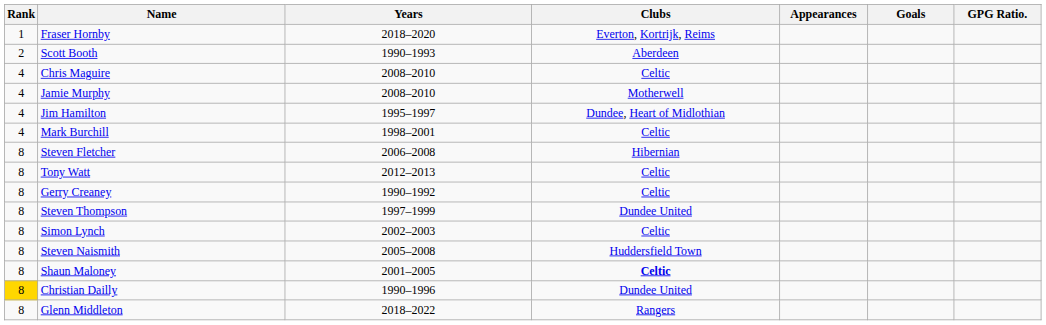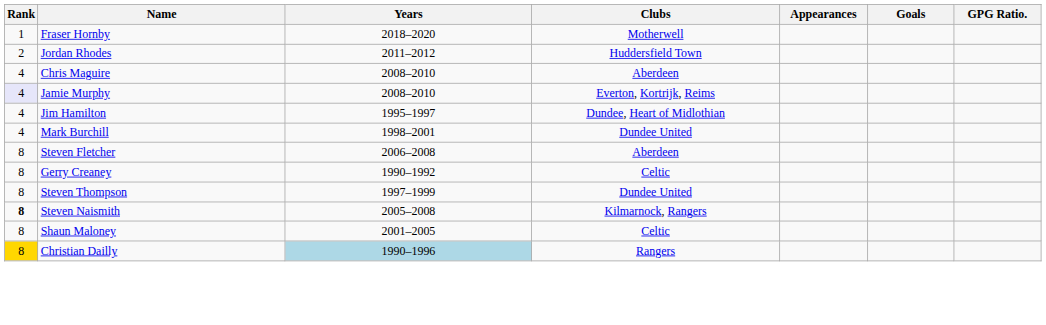(656, 34) Everton, Kortrijk, Reims -> (656, 34) Motherwell
+ row: (76, 54)
- row: (69, 54)
(656, 73) Celtic -> (656, 73) Aberdeen
(21, 93) no background -> (21, 93) lavender background
(656, 93) Motherwell -> (656, 93) Everton, Kortrijk, Reims
(656, 133) Celtic -> (656, 133) Dundee United
(656, 152) Hibernian -> (656, 152) Aberdeen
- row: (65, 172)
- row: (73, 231)
(21, 251) normal -> (21, 211) bold
(656, 251) Huddersfield Town -> (656, 211) Kilmarnock, Rangers
(656, 271) bold -> (656, 231) normal
(408, 290) no background -> (408, 251) lightblue background
(656, 290) Dundee United -> (656, 251) Rangers
- row: (82, 310)
